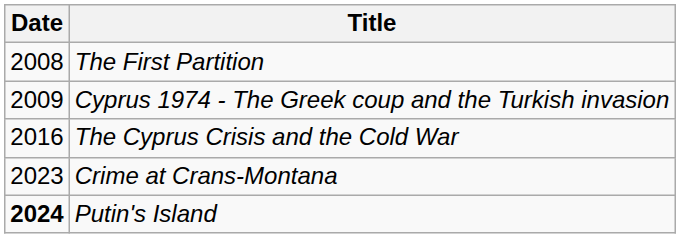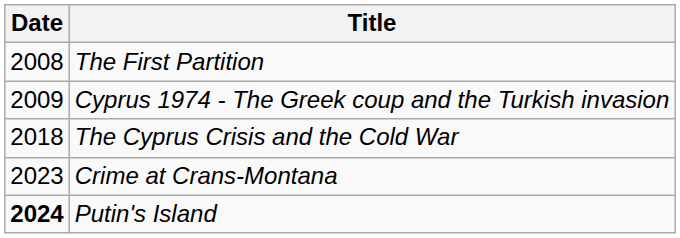(37, 137) 2016 -> (37, 137) 2018
